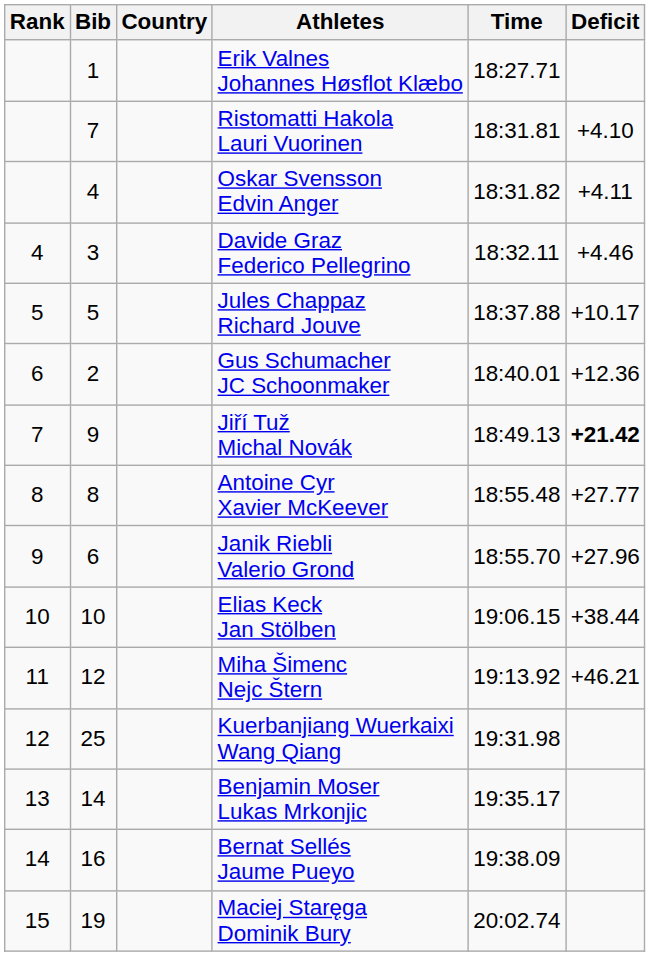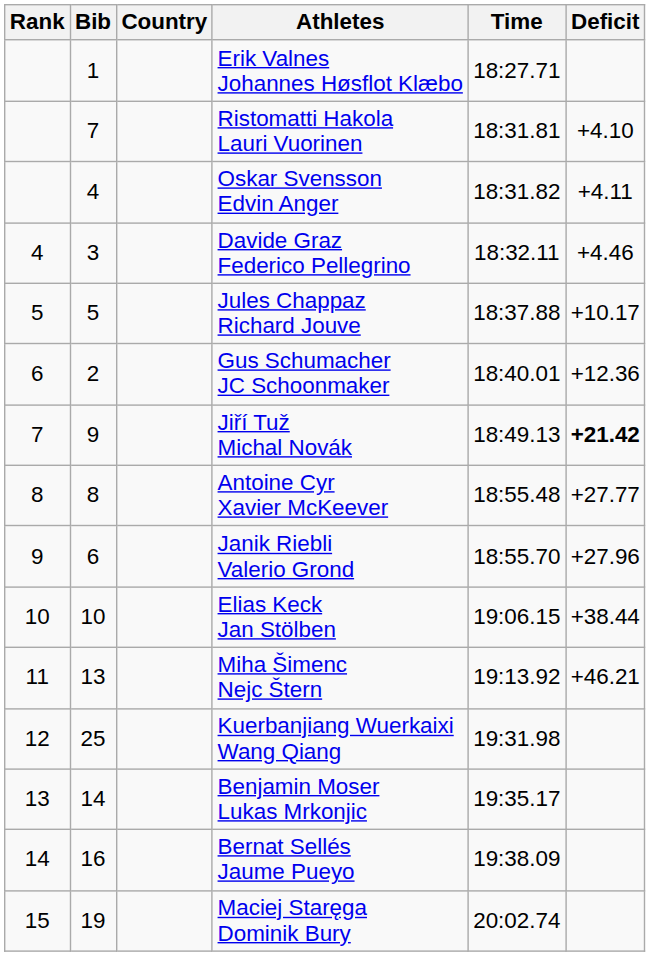(93, 677) 12 -> (93, 677) 13
